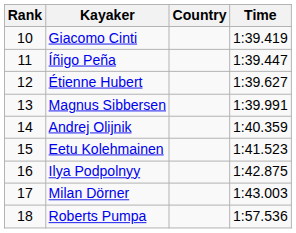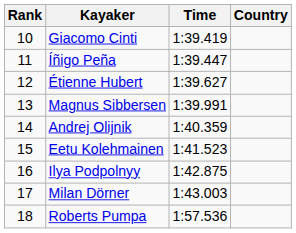columns swapped: (199, 15) <-> (260, 15)
